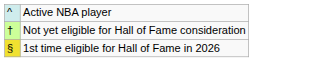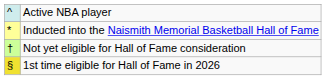+ row: (171, 30)
